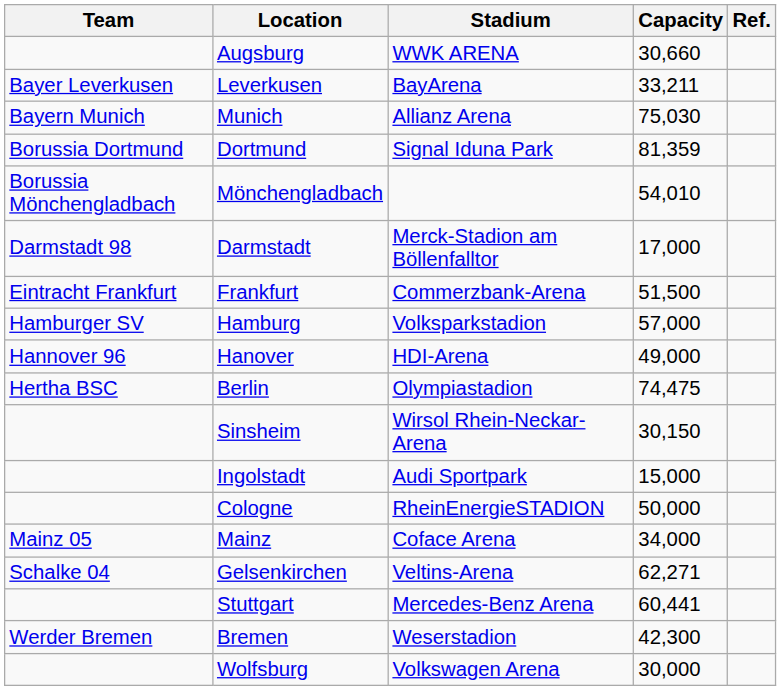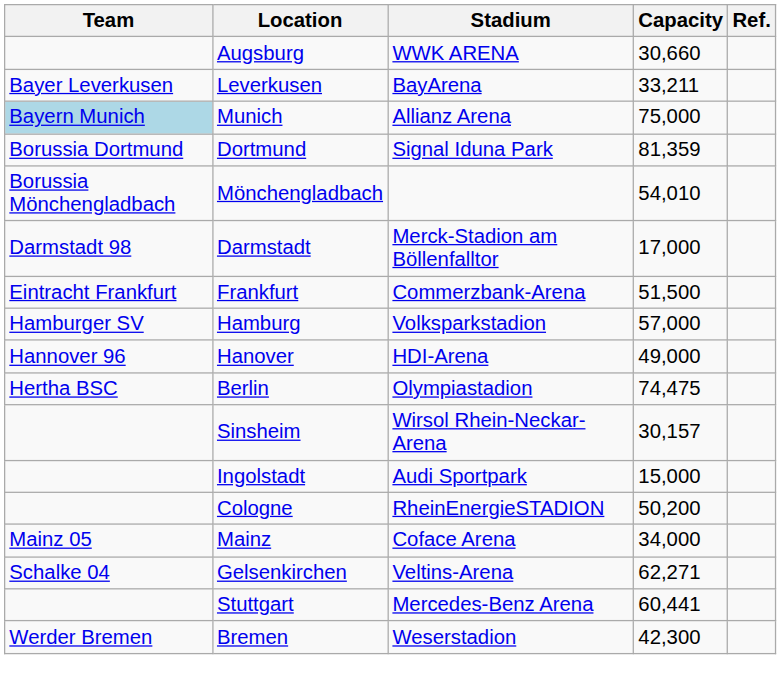(77, 117) no background -> (77, 117) lightblue background
(669, 117) 75,030 -> (669, 117) 75,000
(669, 432) 30,150 -> (669, 432) 30,157
(669, 508) 50,000 -> (669, 508) 50,200
- row: (263, 669)
